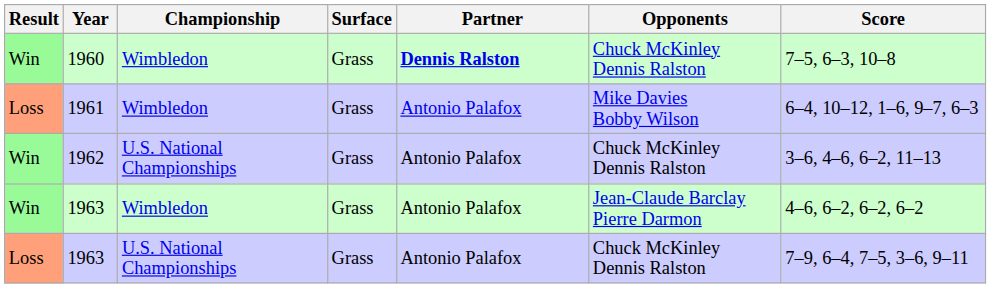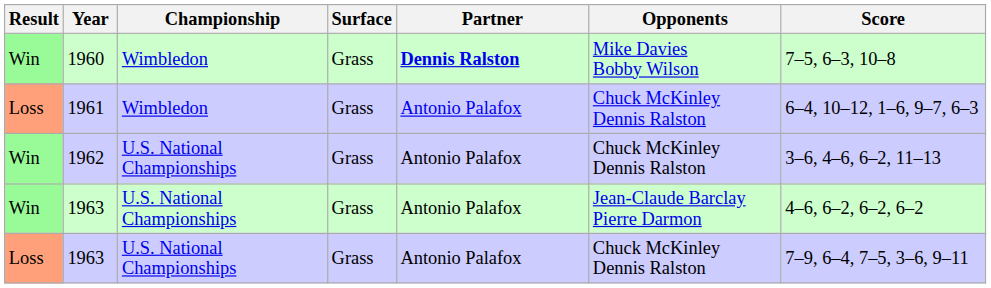(656, 58) Chuck McKinley Dennis Ralston -> (646, 58) Mike Davies Bobby Wilson
(646, 108) Mike Davies Bobby Wilson -> (656, 108) Chuck McKinley Dennis Ralston
(165, 208) Wimbledon -> (179, 208) U.S. National Championships
